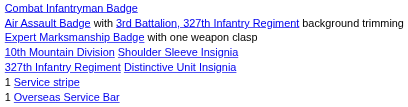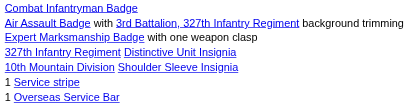rows swapped: (121, 53) <-> (121, 68)
